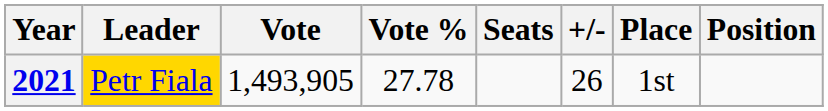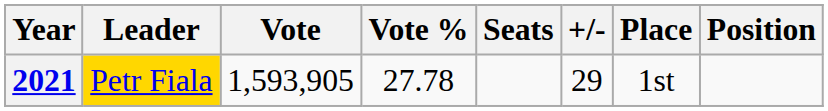(291, 79) 1,493,905 -> (291, 79) 1,593,905
(587, 79) 26 -> (587, 79) 29
